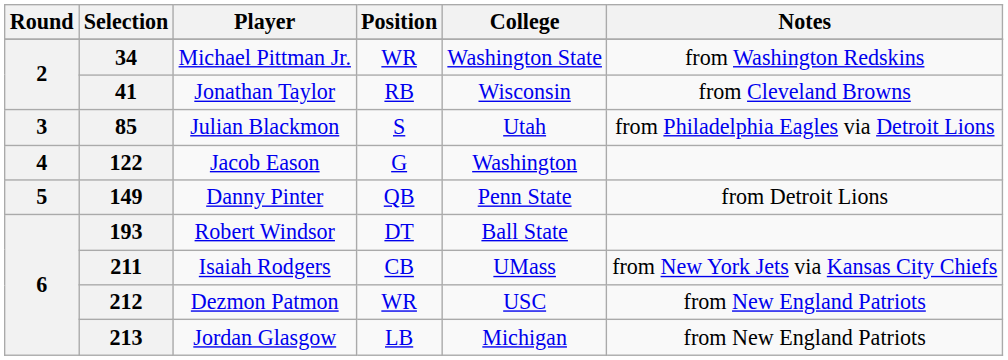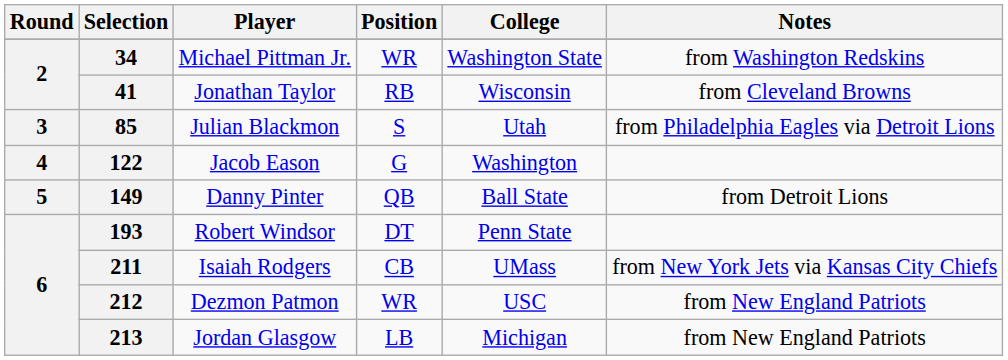(525, 197) Penn State -> (525, 197) Ball State
(525, 232) Ball State -> (525, 232) Penn State
